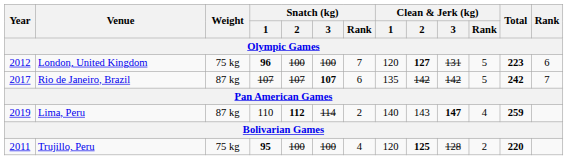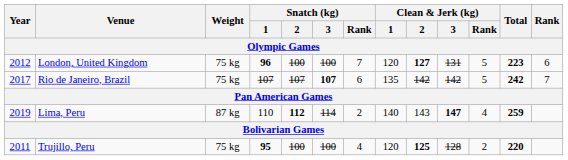(228, 79) 87 kg -> (228, 79) 75 kg
